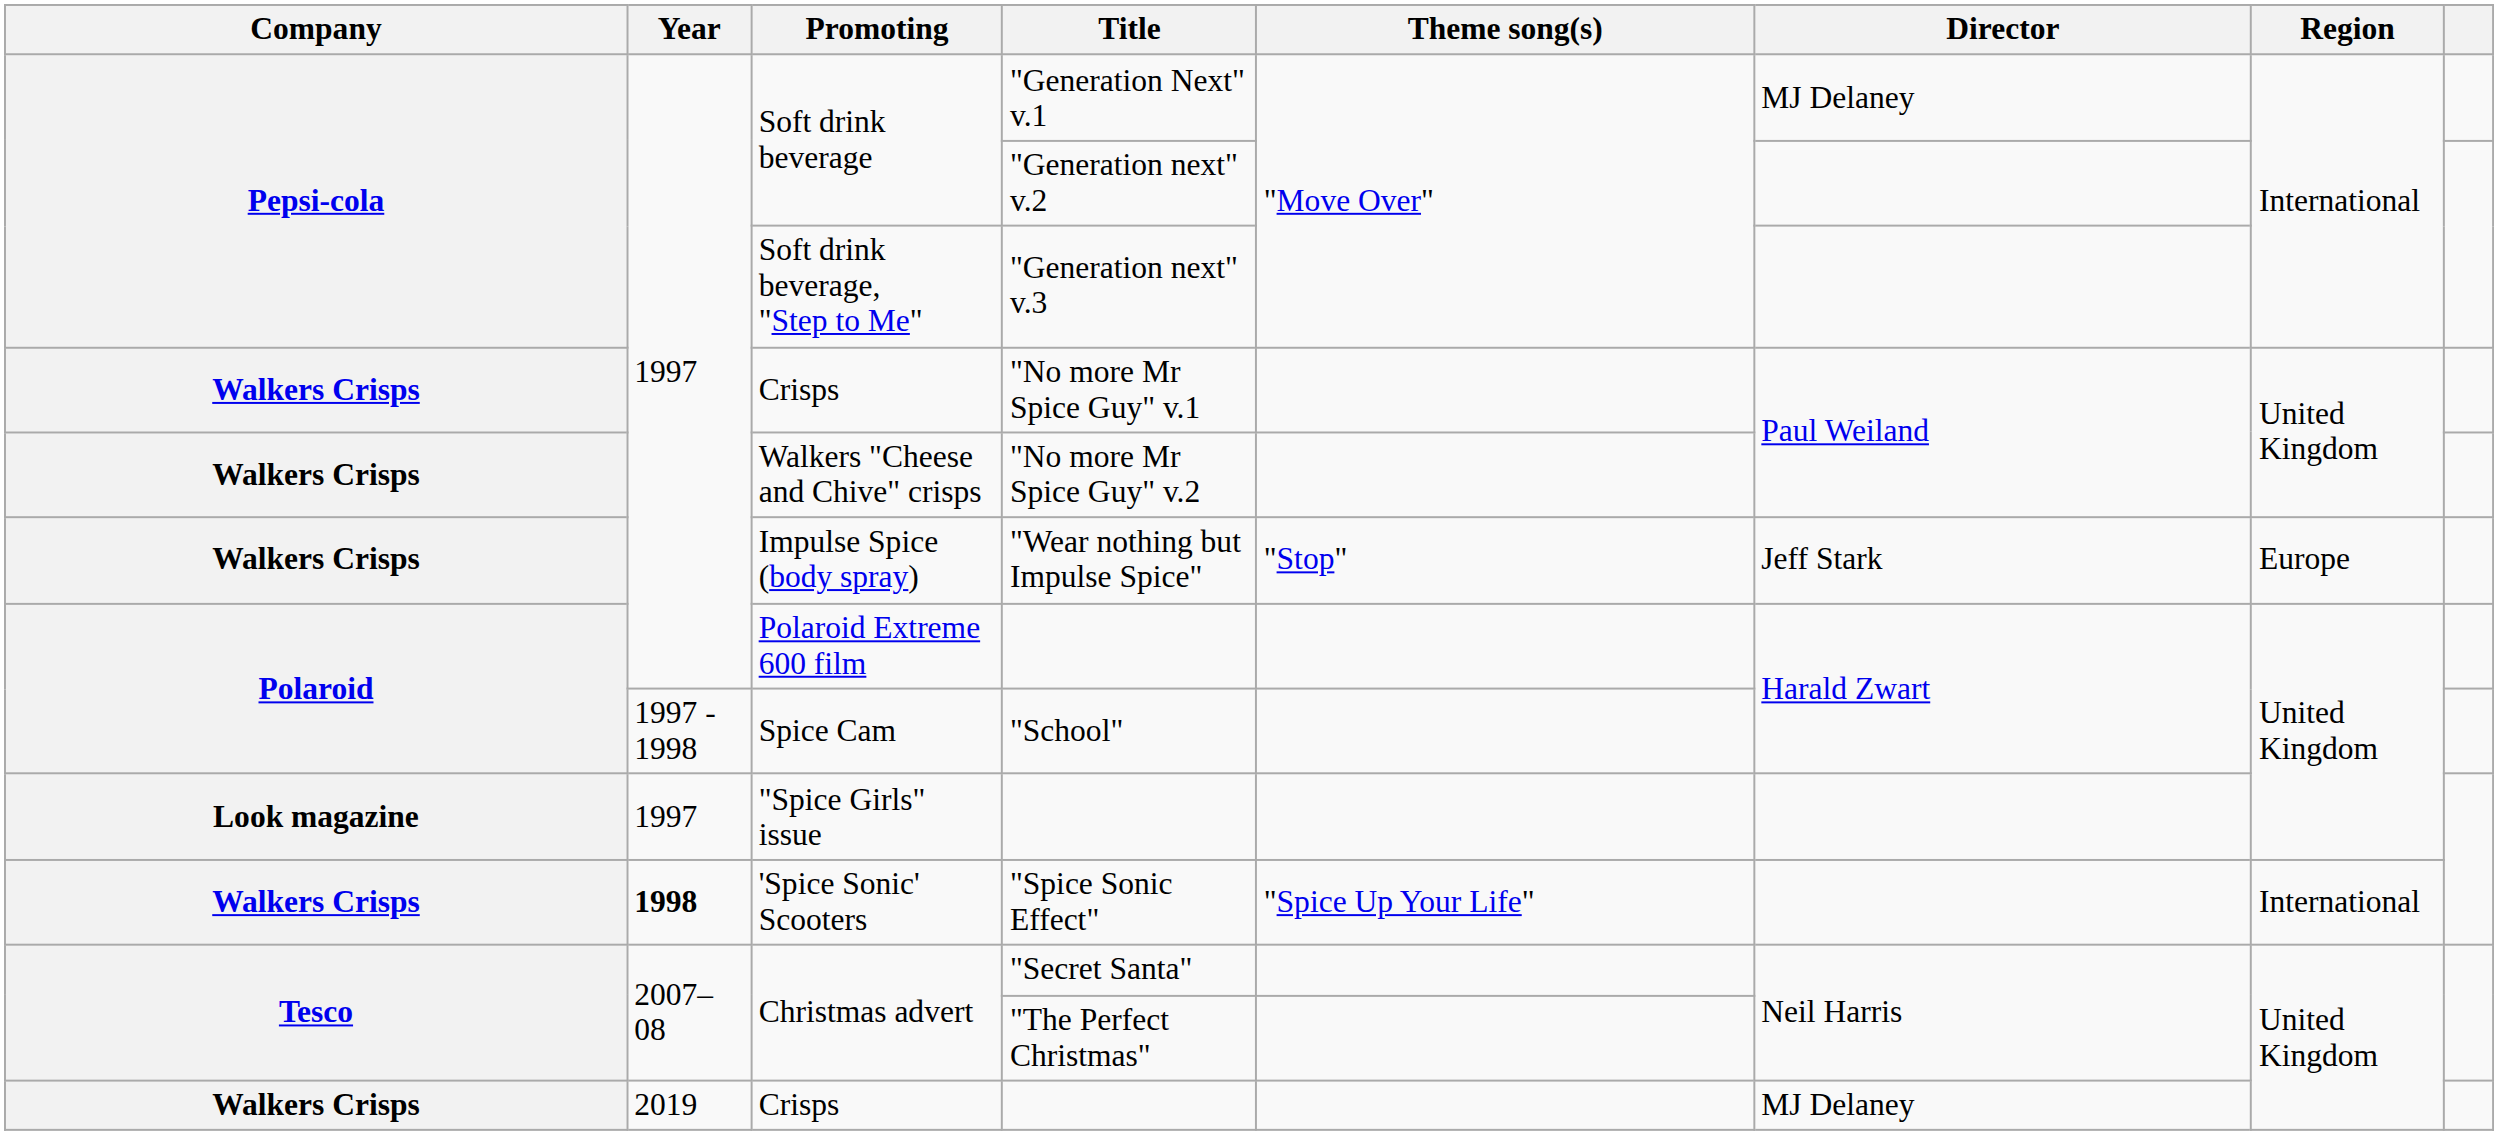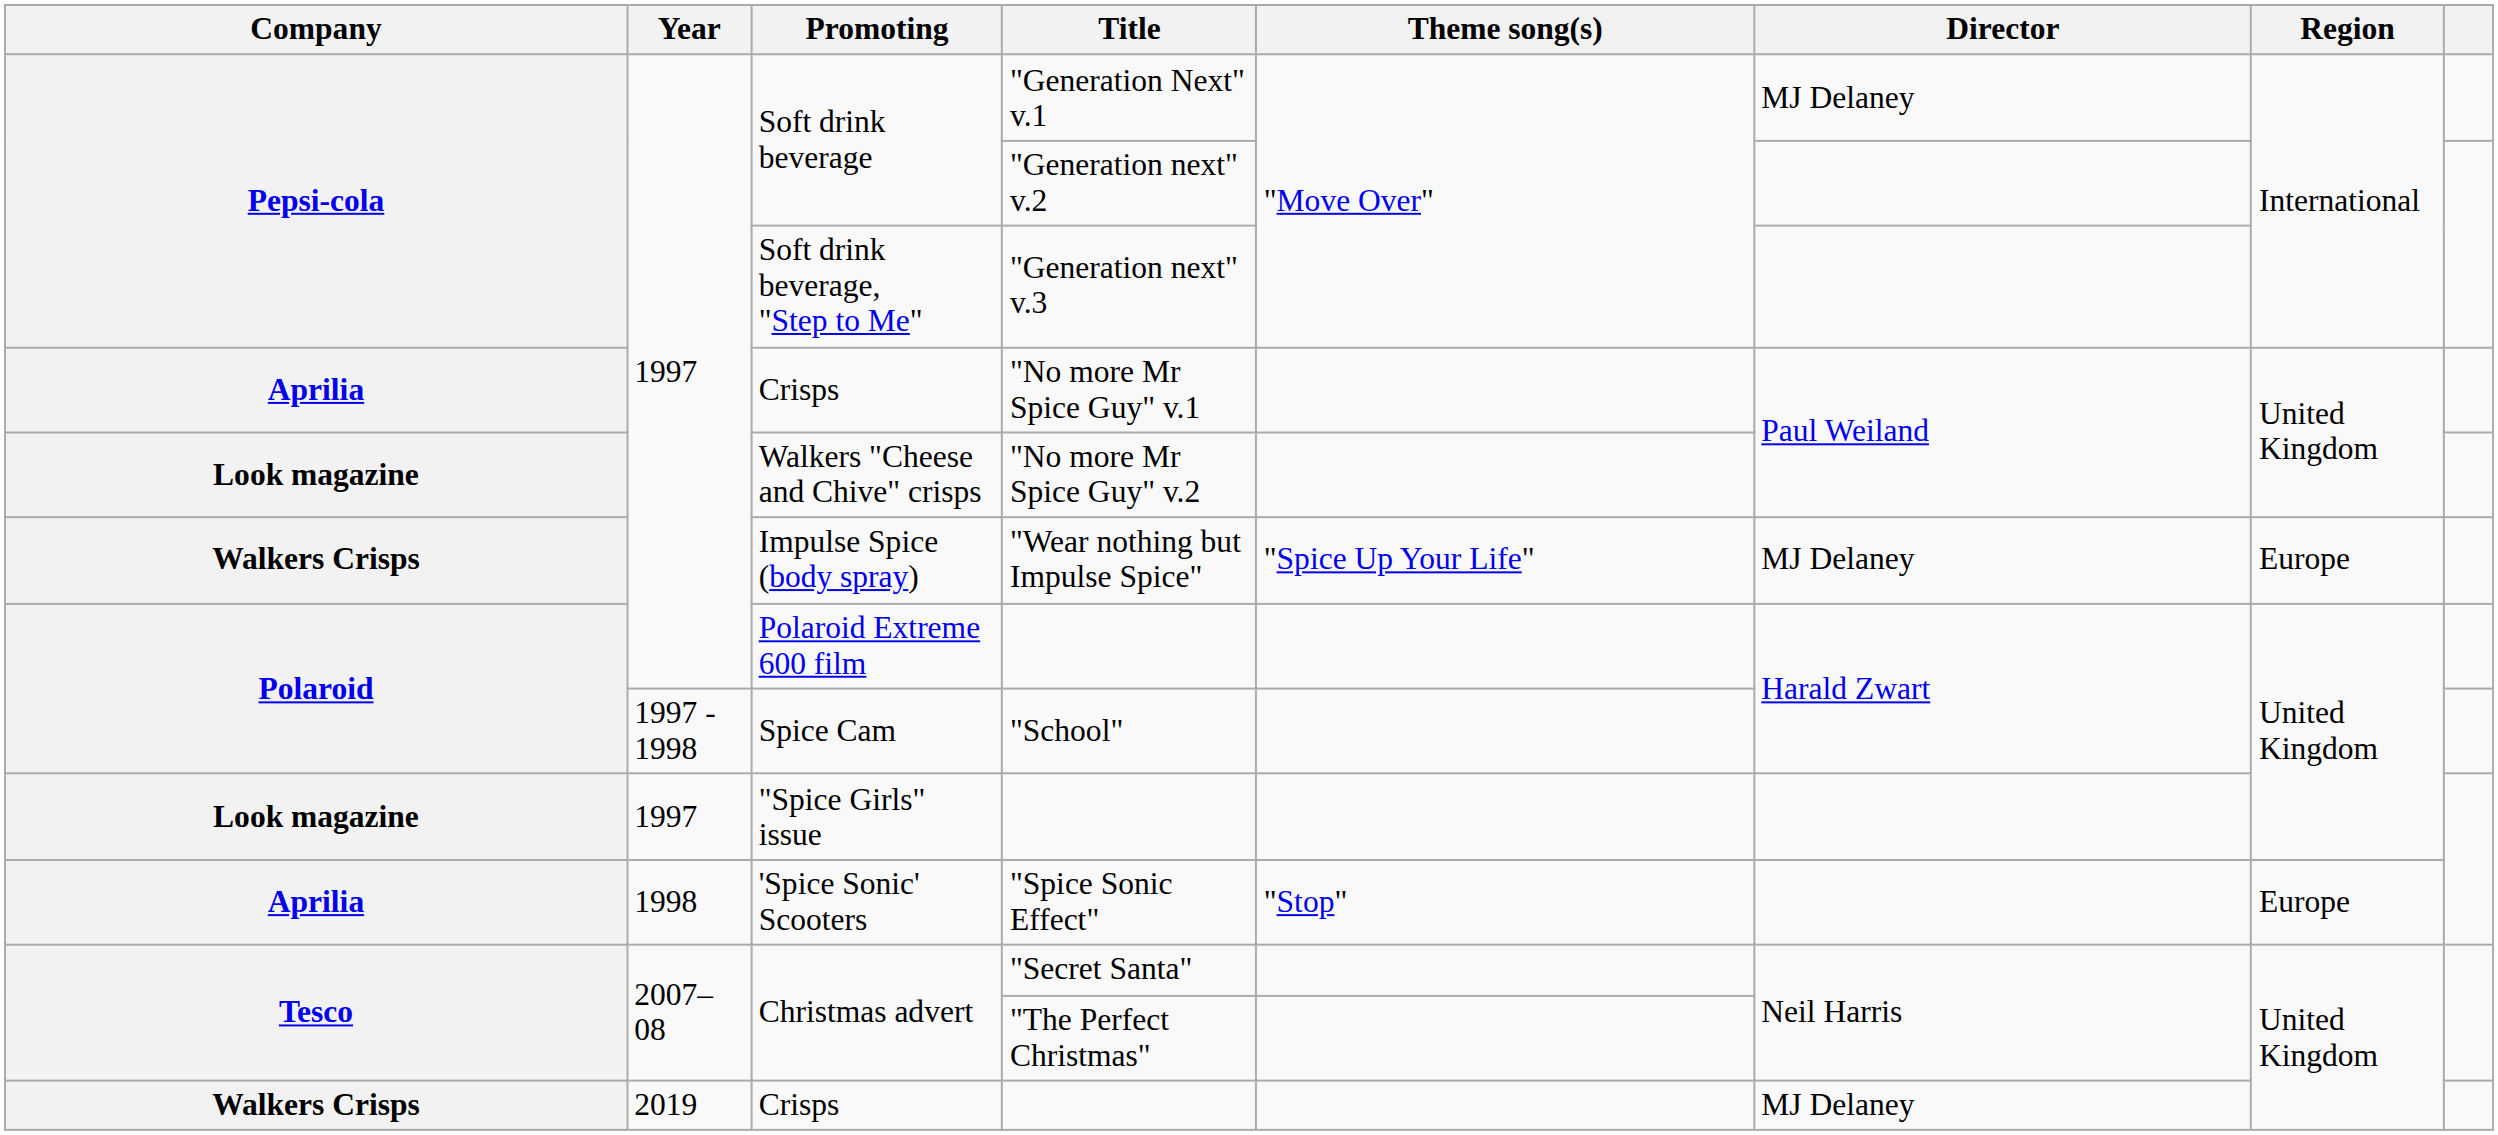(316, 389) Walkers Crisps -> (316, 389) Aprilia
(316, 474) Walkers Crisps -> (316, 474) Look magazine
(1305, 559) "Stop" -> (1399, 559) "Spice Up Your Life"
(1822, 559) Jeff Stark -> (1838, 559) MJ Delaney
(316, 901) Walkers Crisps -> (316, 901) Aprilia
(666, 901) bold -> (666, 901) normal
(1399, 901) "Spice Up Your Life" -> (1305, 901) "Stop"
(2339, 901) International -> (2304, 901) Europe
